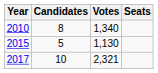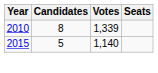(106, 28) 1,340 -> (106, 28) 1,339
(106, 44) 1,130 -> (106, 44) 1,140
- row: (18, 60)
